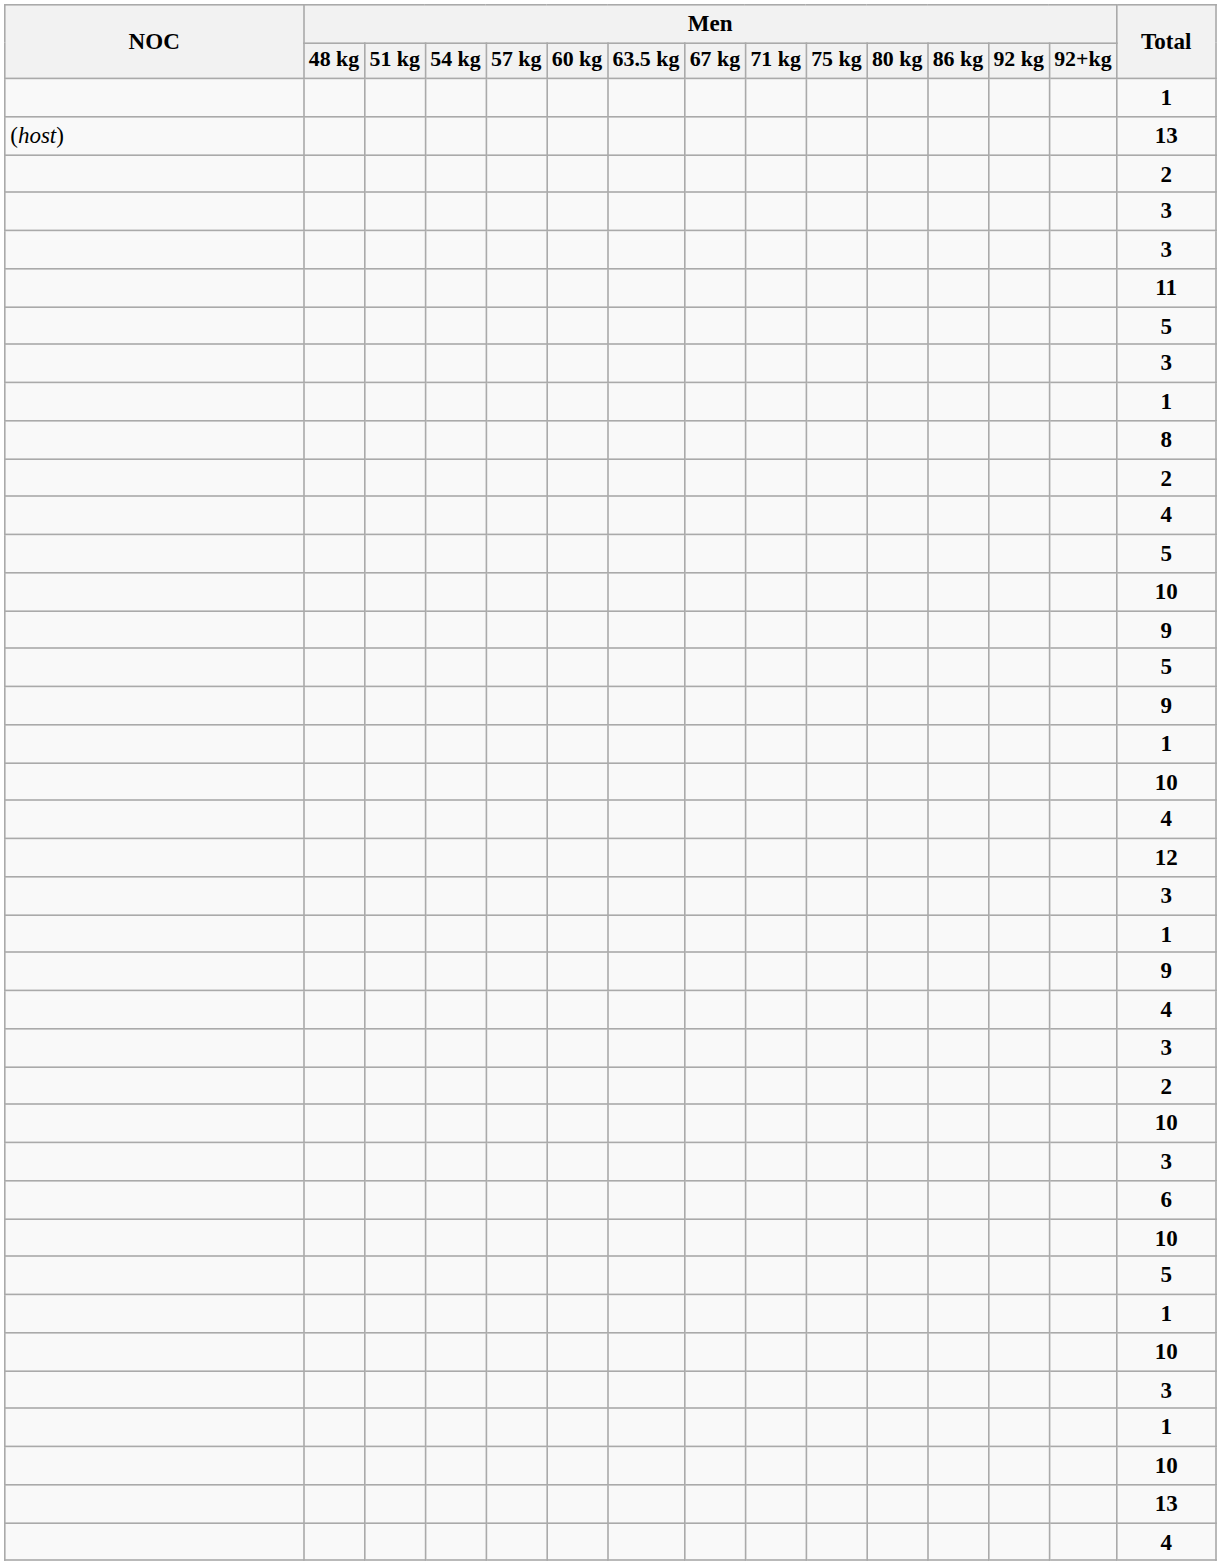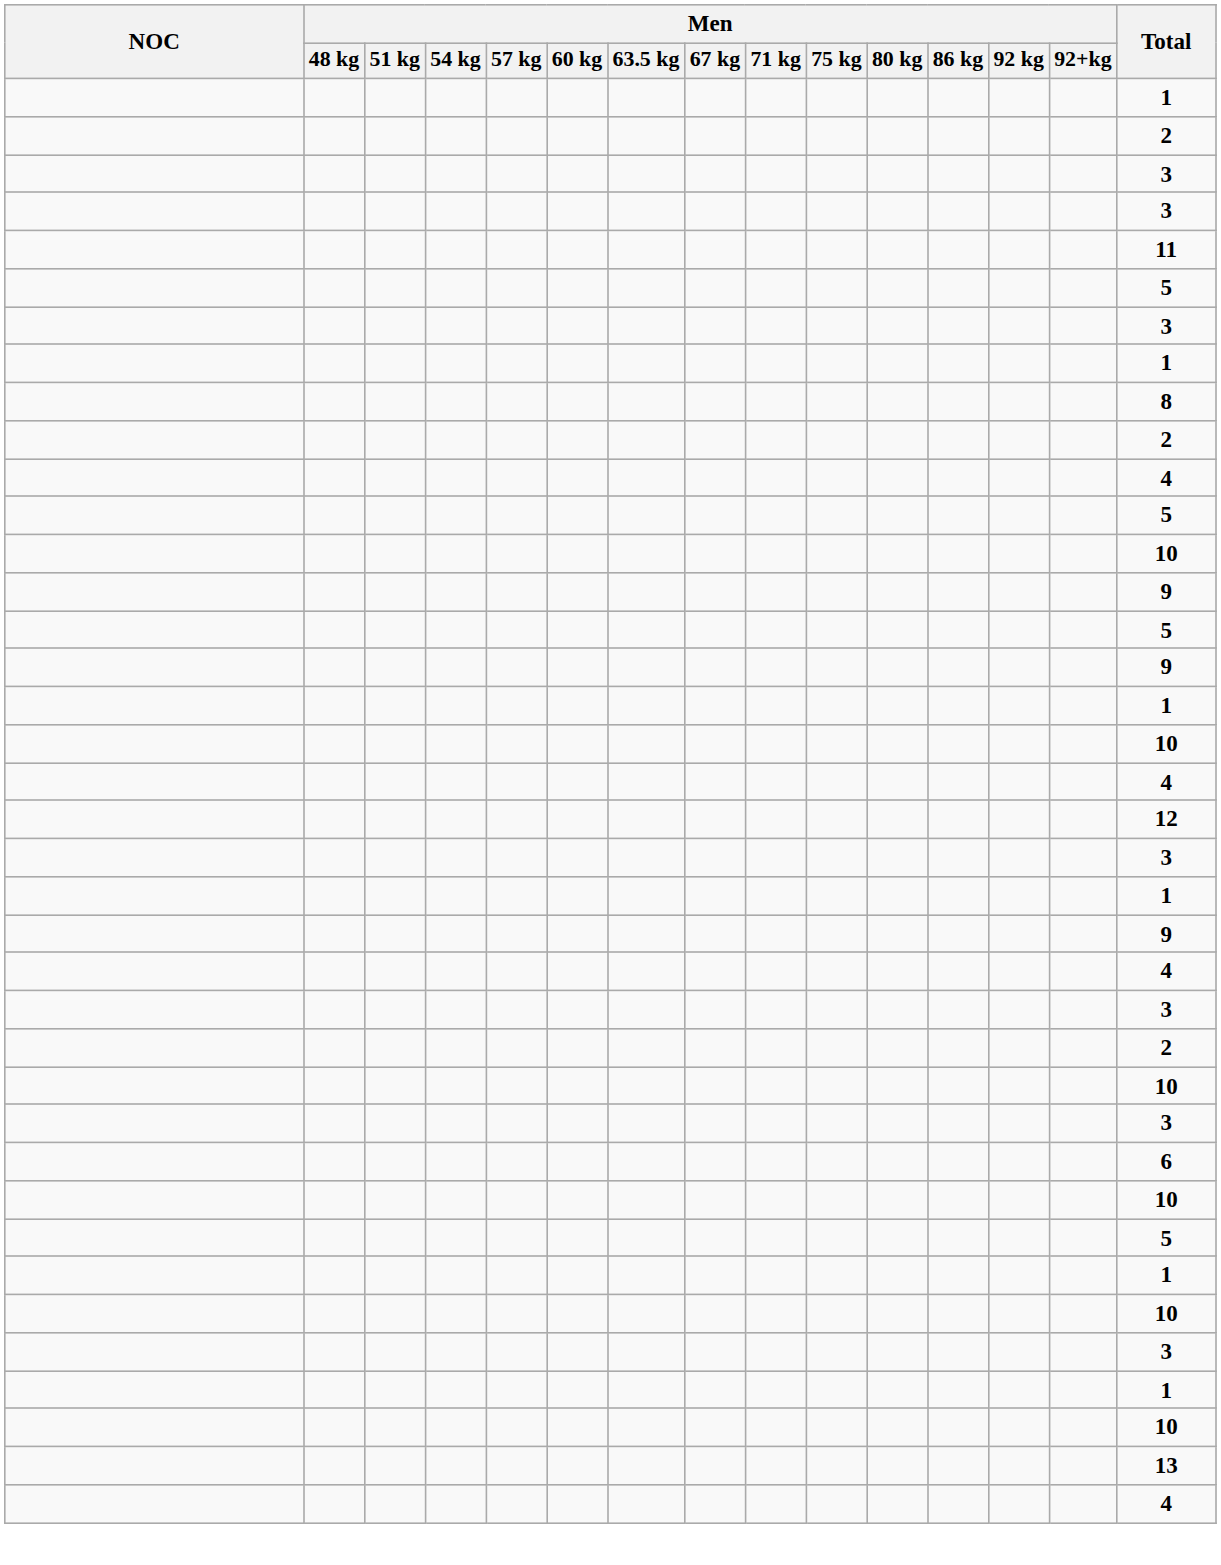- row: (37, 135)
